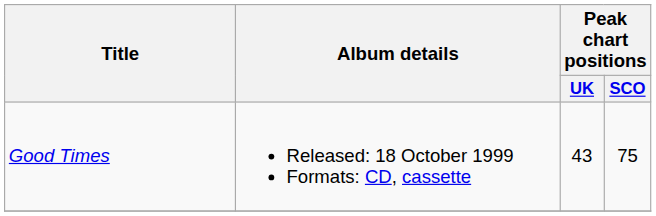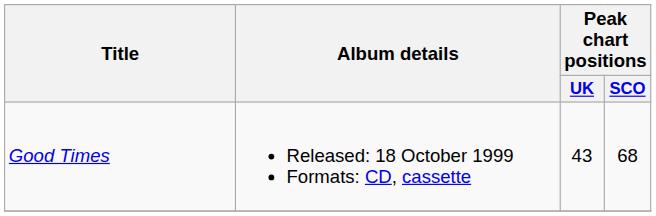(627, 156) 75 -> (627, 156) 68
